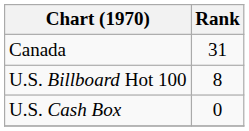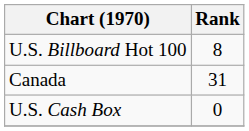rows swapped: (38, 49) <-> (98, 79)
